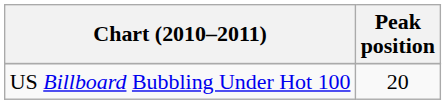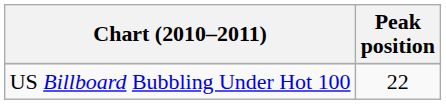(398, 81) 20 -> (398, 81) 22
